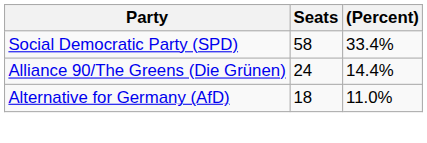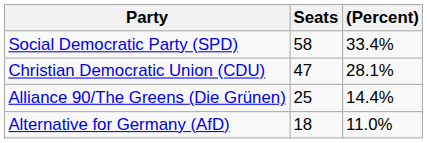+ row: (137, 71)
(303, 71) 24 -> (303, 97) 25
